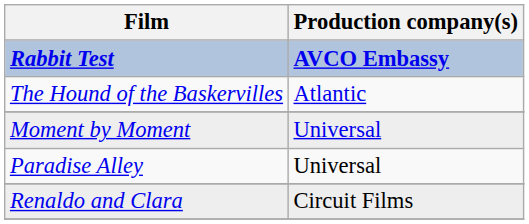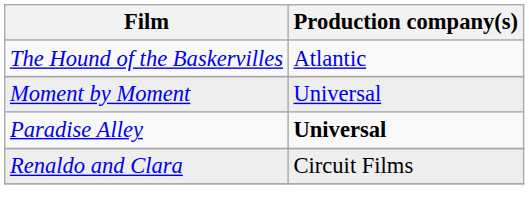- row: (62, 58)
(337, 165) normal -> (340, 129) bold
